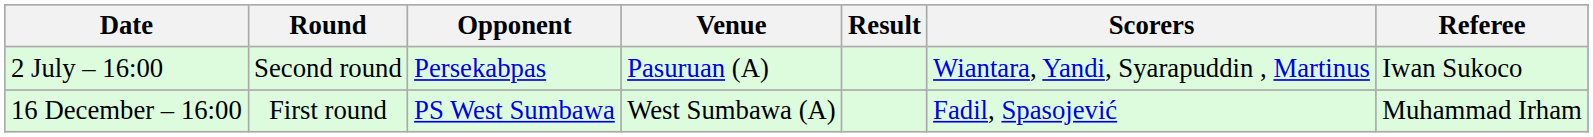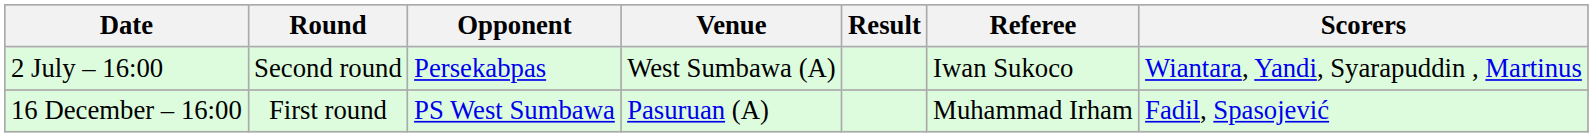columns swapped: (1151, 25) <-> (1482, 25)
(698, 68) Pasuruan (A) -> (731, 68) West Sumbawa (A)
(731, 110) West Sumbawa (A) -> (698, 110) Pasuruan (A)
